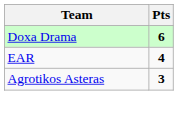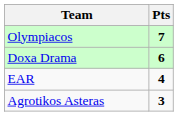+ row: (40, 36)
